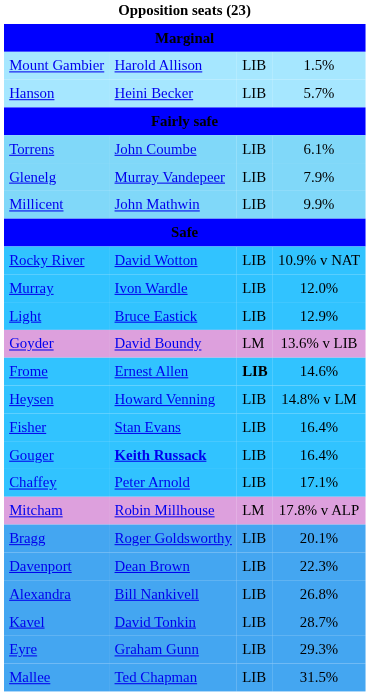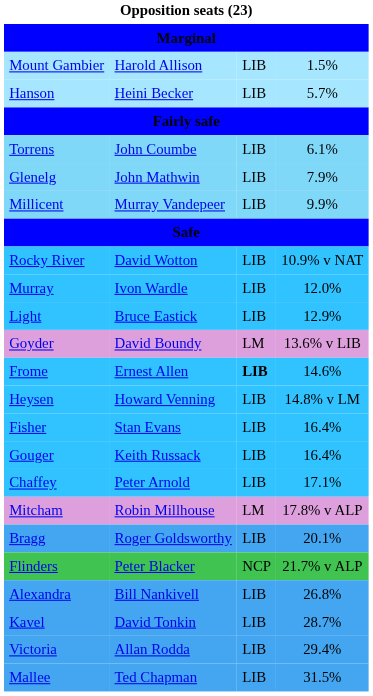(170, 176) Murray Vandepeer -> (157, 176) John Mathwin
(157, 204) John Mathwin -> (170, 204) Murray Vandepeer
(160, 454) bold -> (158, 454) normal
+ row: (33, 566)
- row: (40, 566)
- row: (23, 649)
+ row: (33, 649)
